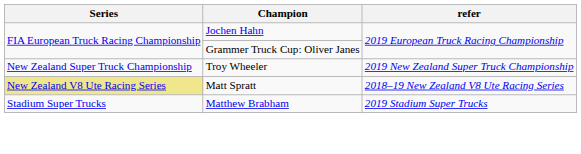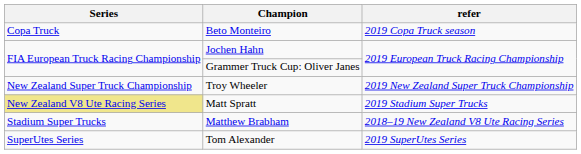+ row: (238, 31)
(464, 85) 2018–19 New Zealand V8 Ute Racing Series -> (426, 103) 2019 Stadium Super Trucks
(426, 103) 2019 Stadium Super Trucks -> (464, 121) 2018–19 New Zealand V8 Ute Racing Series
+ row: (240, 139)
